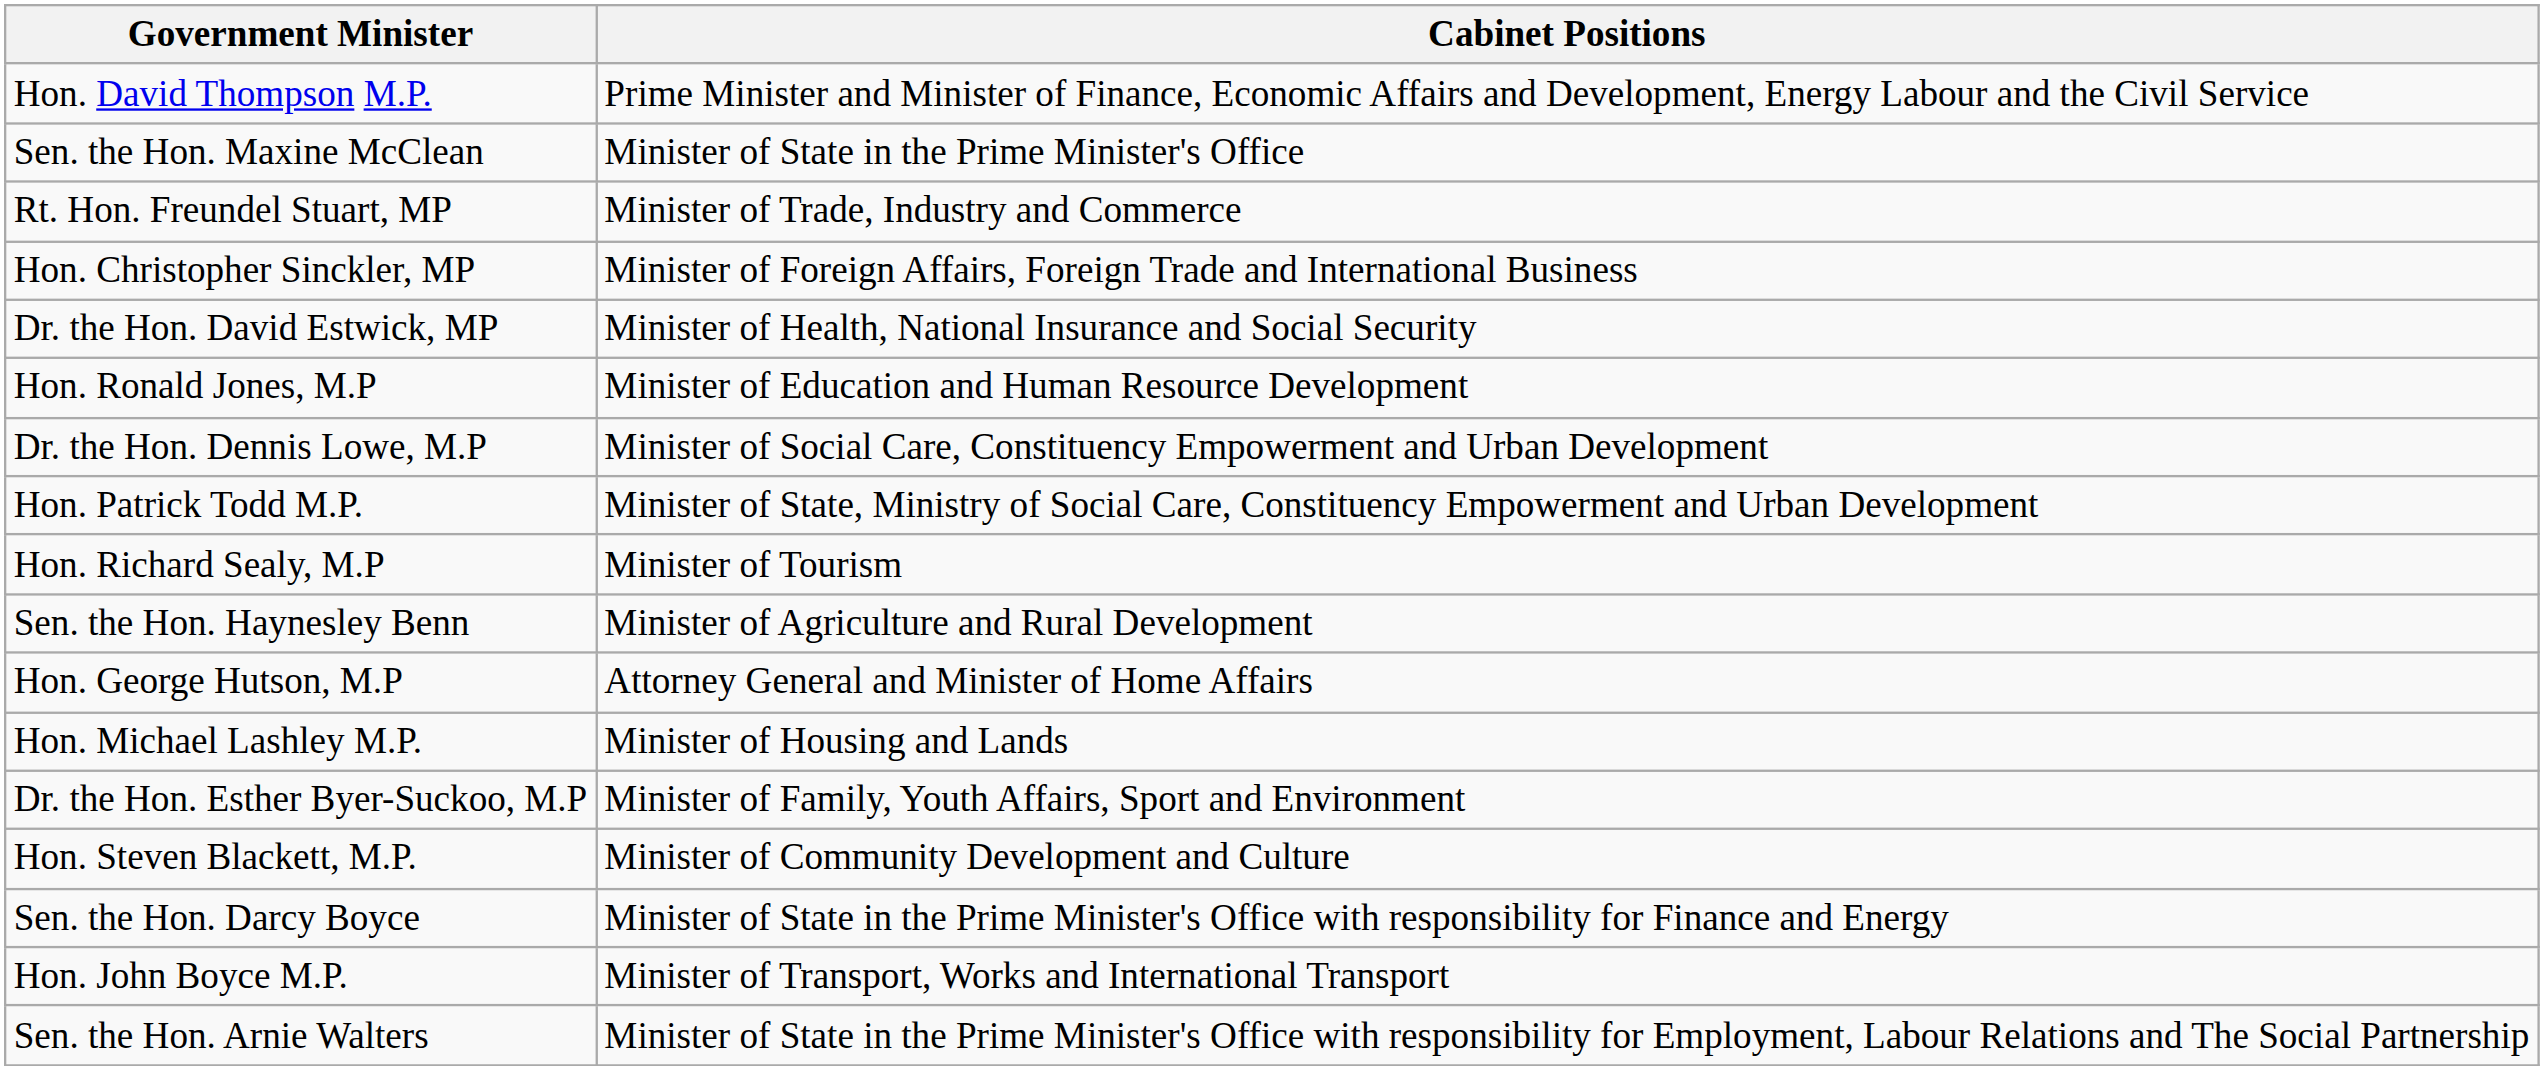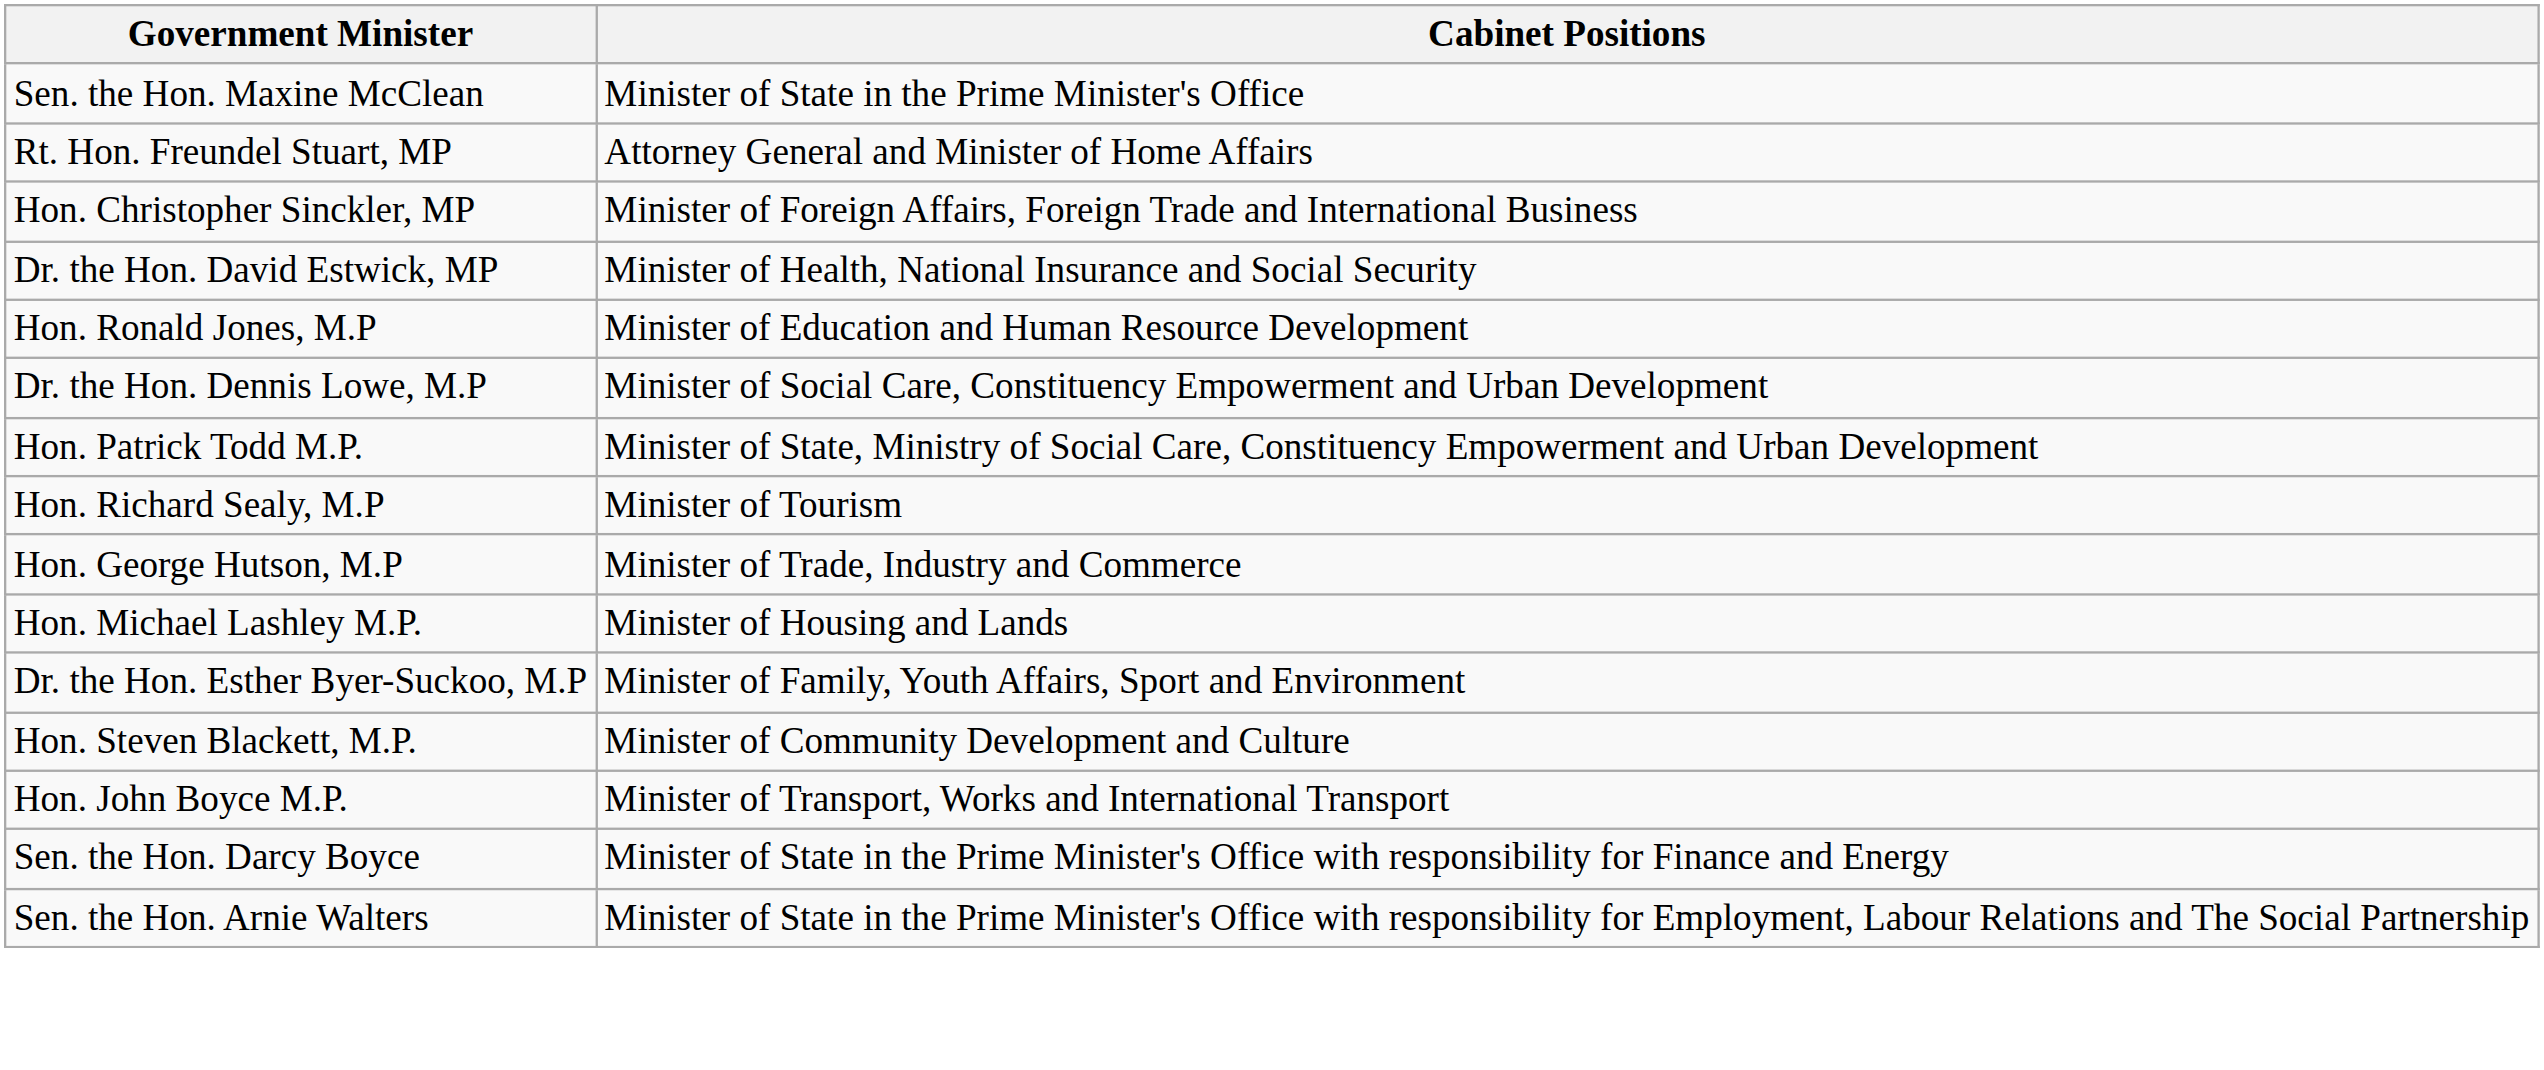- row: (223, 92)
(923, 210) Minister of Trade, Industry and Commerce -> (959, 151) Attorney General and Minister of Home Affairs
- row: (242, 622)
(959, 681) Attorney General and Minister of Home Affairs -> (923, 563) Minister of Trade, Industry and Commerce
rows swapped: (181, 975) <-> (217, 916)
